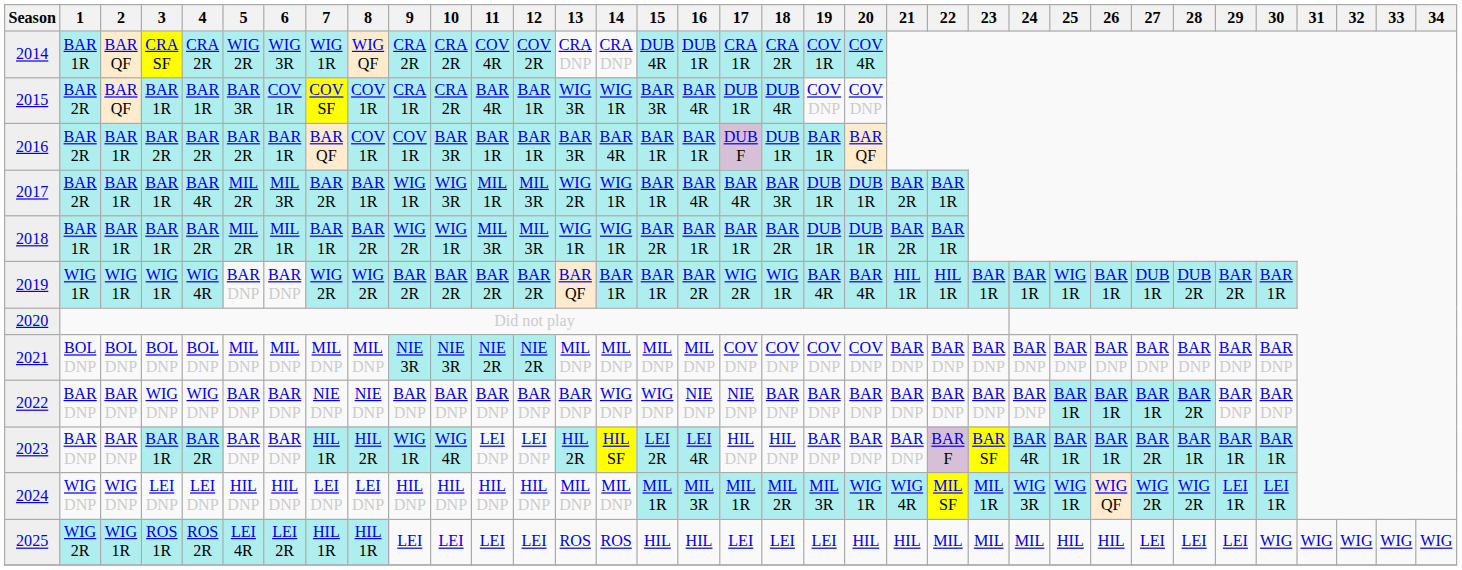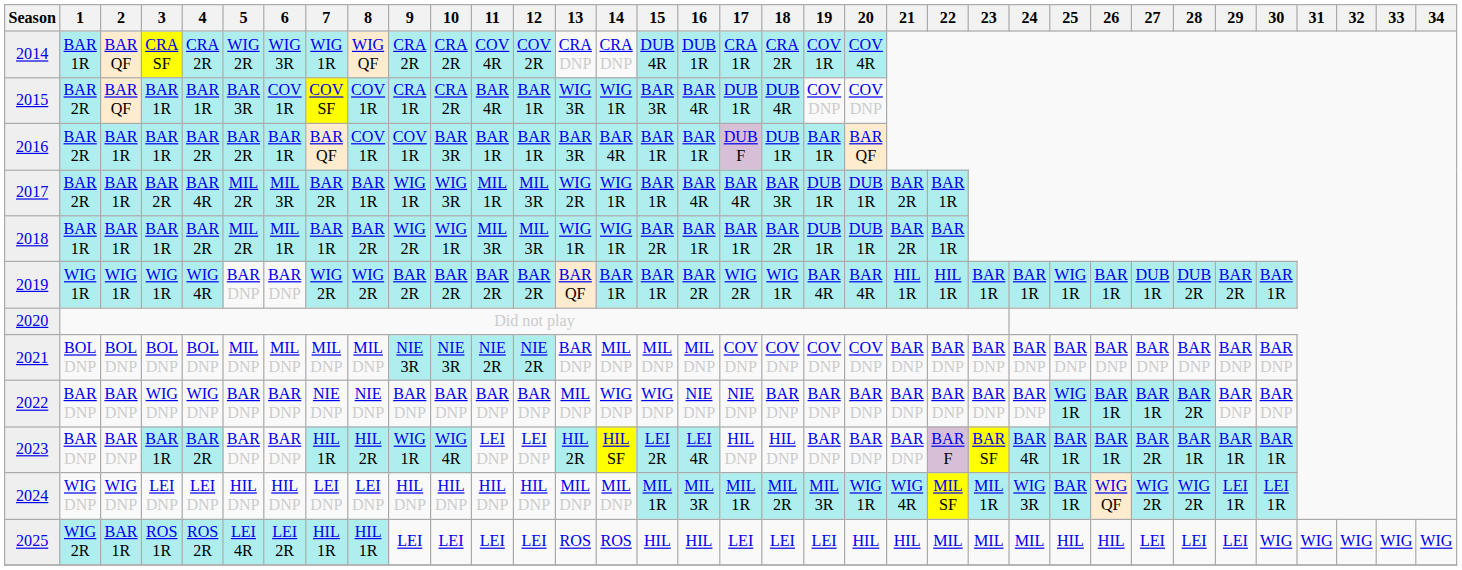(162, 146) BAR 2R -> (162, 146) BAR 1R
(162, 192) BAR 1R -> (162, 192) BAR 2R
(575, 357) MIL DNP -> (575, 357) BAR DNP
(575, 403) BAR DNP -> (575, 403) MIL DNP
(1070, 403) BAR 1R -> (1070, 403) WIG 1R
(1070, 495) WIG 1R -> (1070, 495) BAR 1R
(121, 541) WIG 1R -> (121, 541) BAR 1R
